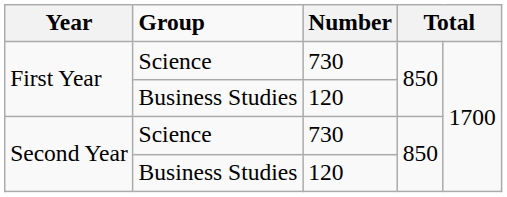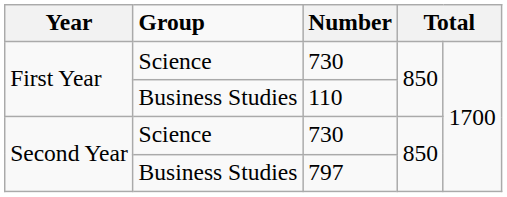(326, 97) 120 -> (325, 97) 110
(326, 172) 120 -> (326, 172) 797
